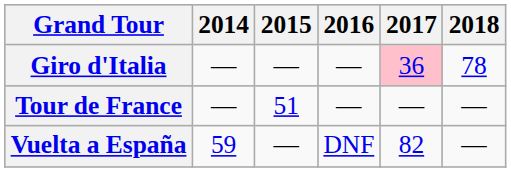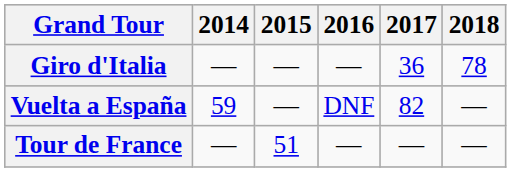(411, 65) pink background -> (411, 65) no background
rows swapped: (99, 105) <-> (99, 145)
